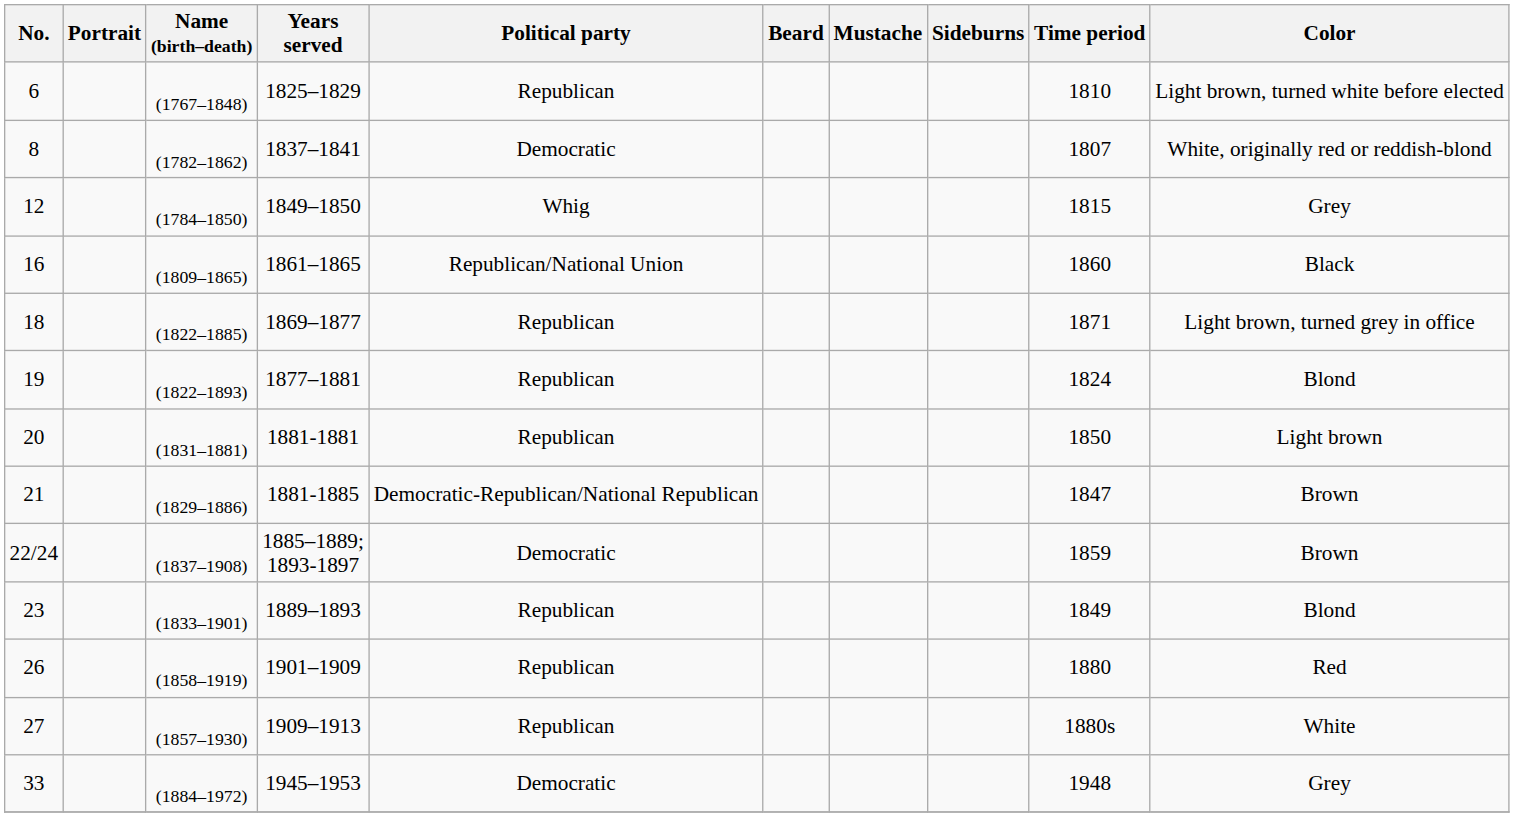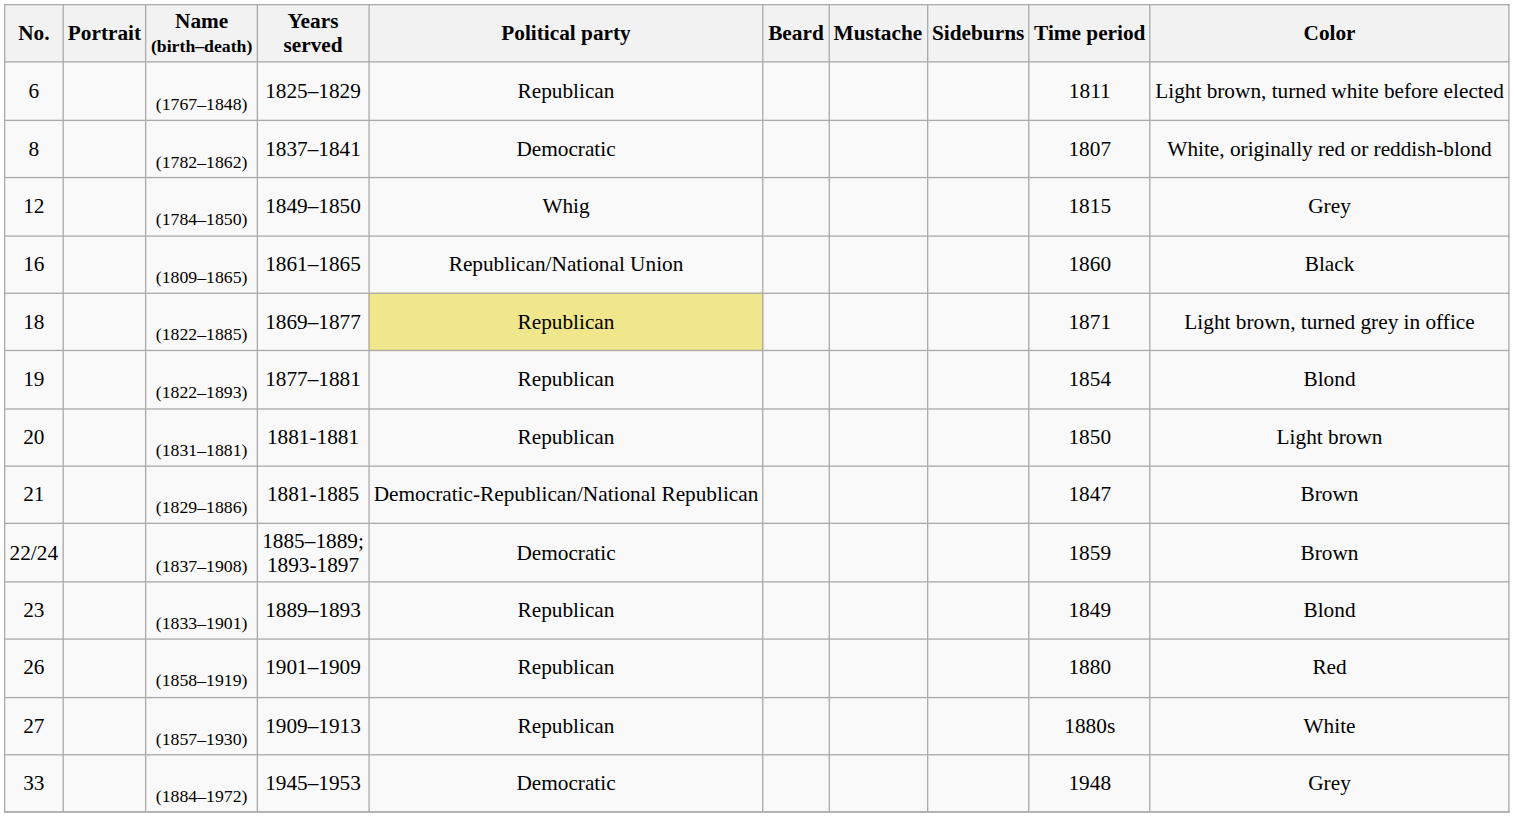(1090, 91) 1810 -> (1090, 91) 1811
(566, 321) no background -> (566, 321) khaki background
(1090, 379) 1824 -> (1090, 379) 1854
